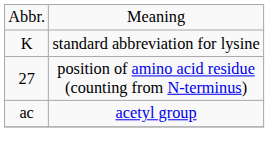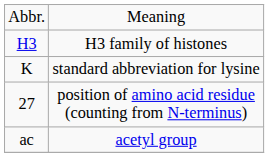+ row: (156, 43)
